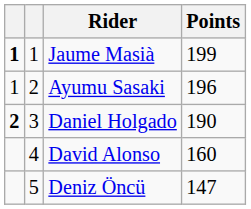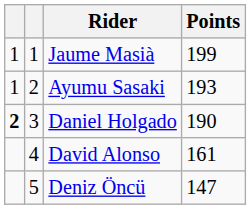(14, 54) bold -> (14, 54) normal
(201, 88) 196 -> (201, 88) 193
(201, 154) 160 -> (201, 154) 161
